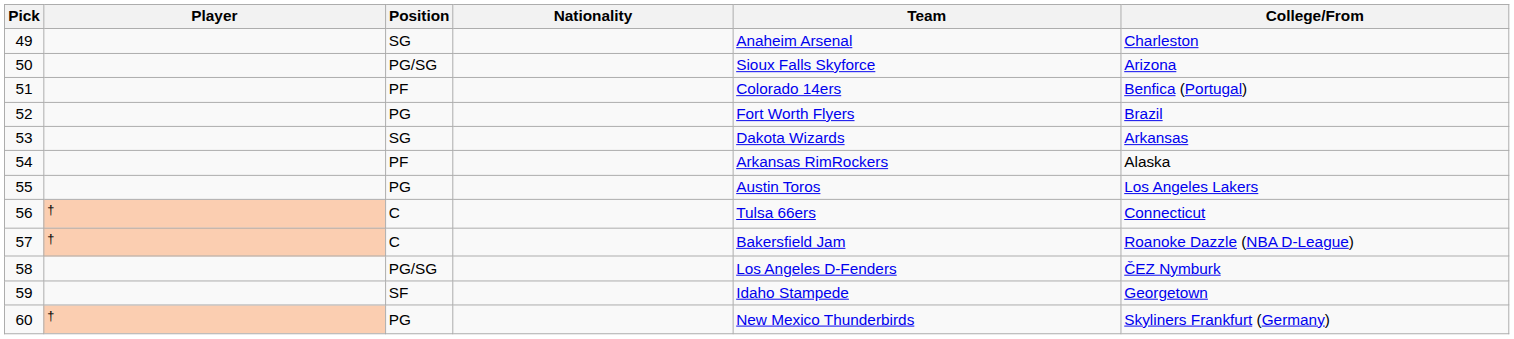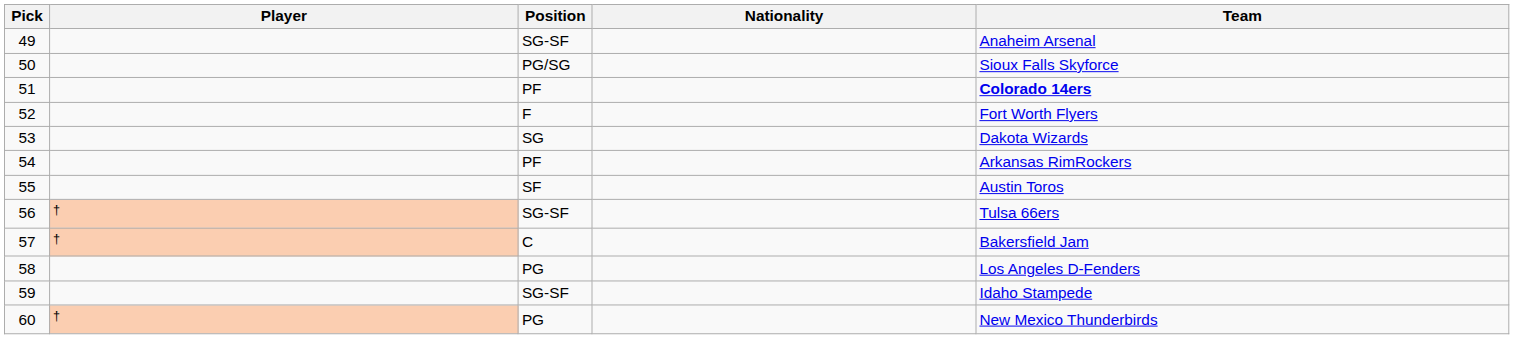- column: (1315, 16)
(400, 41) SG -> (545, 41) SG-SF
(789, 89) normal -> (1035, 89) bold
(400, 114) PG -> (527, 114) F
(400, 187) PG -> (532, 187) SF
(394, 213) C -> (545, 213) SG-SF
(413, 268) PG/SG -> (533, 268) PG
(398, 292) SF -> (545, 292) SG-SF
